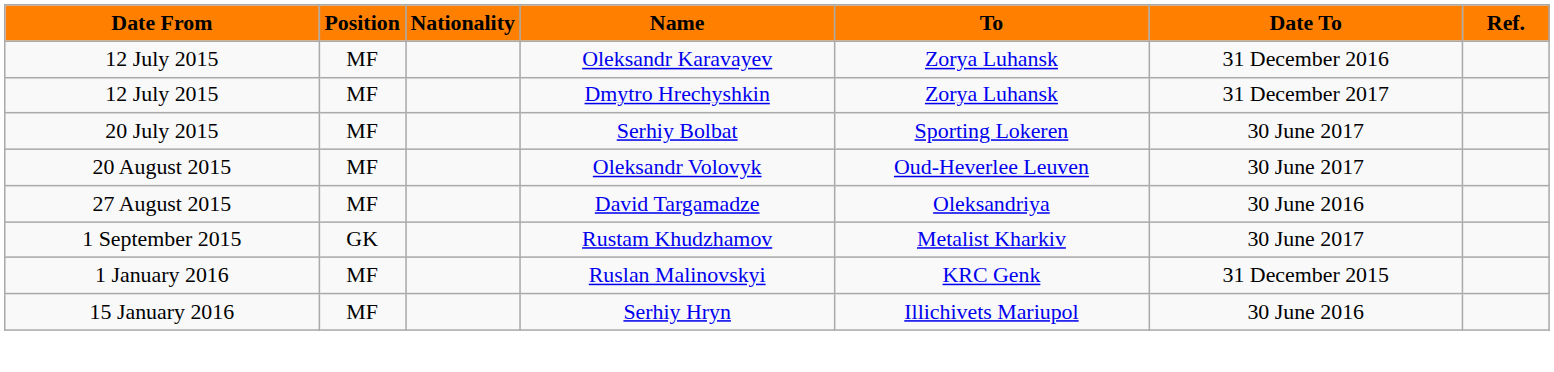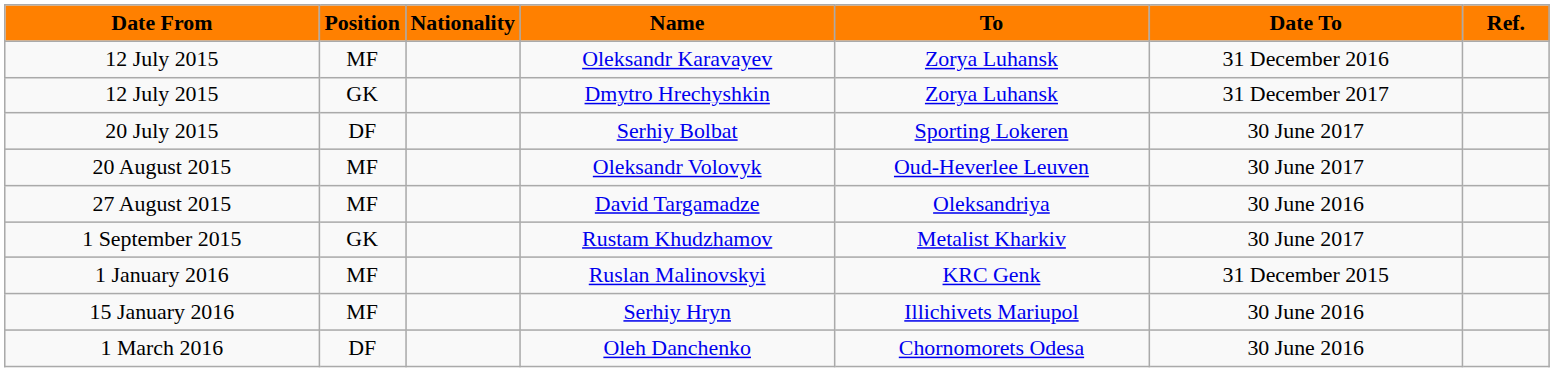(362, 95) MF -> (362, 95) GK
(362, 131) MF -> (362, 131) DF
+ row: (677, 347)
